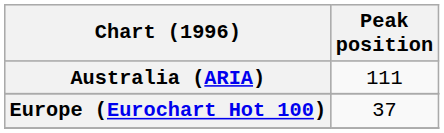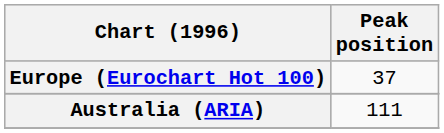rows swapped: (168, 78) <-> (168, 111)
